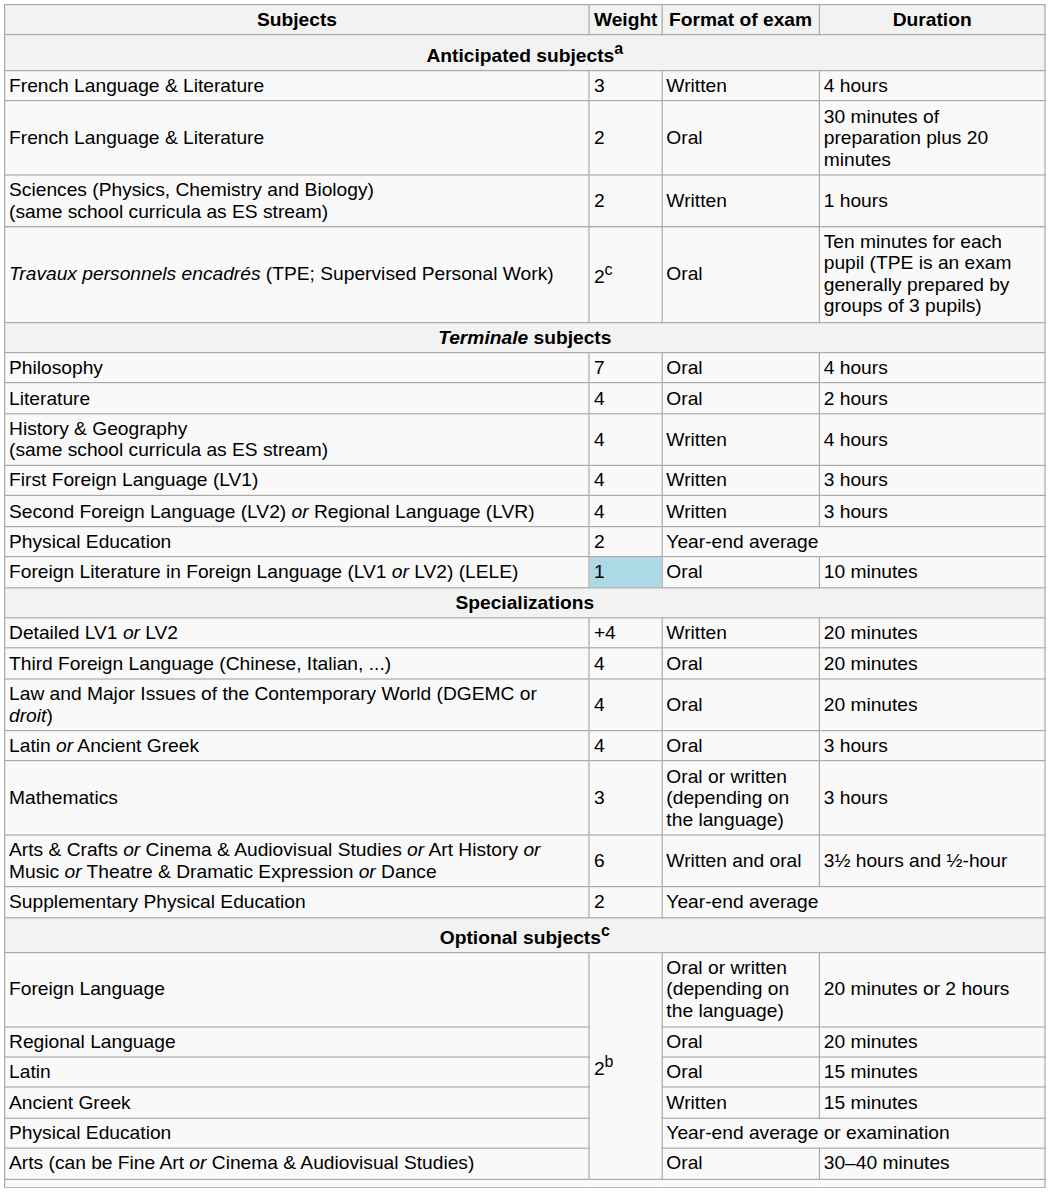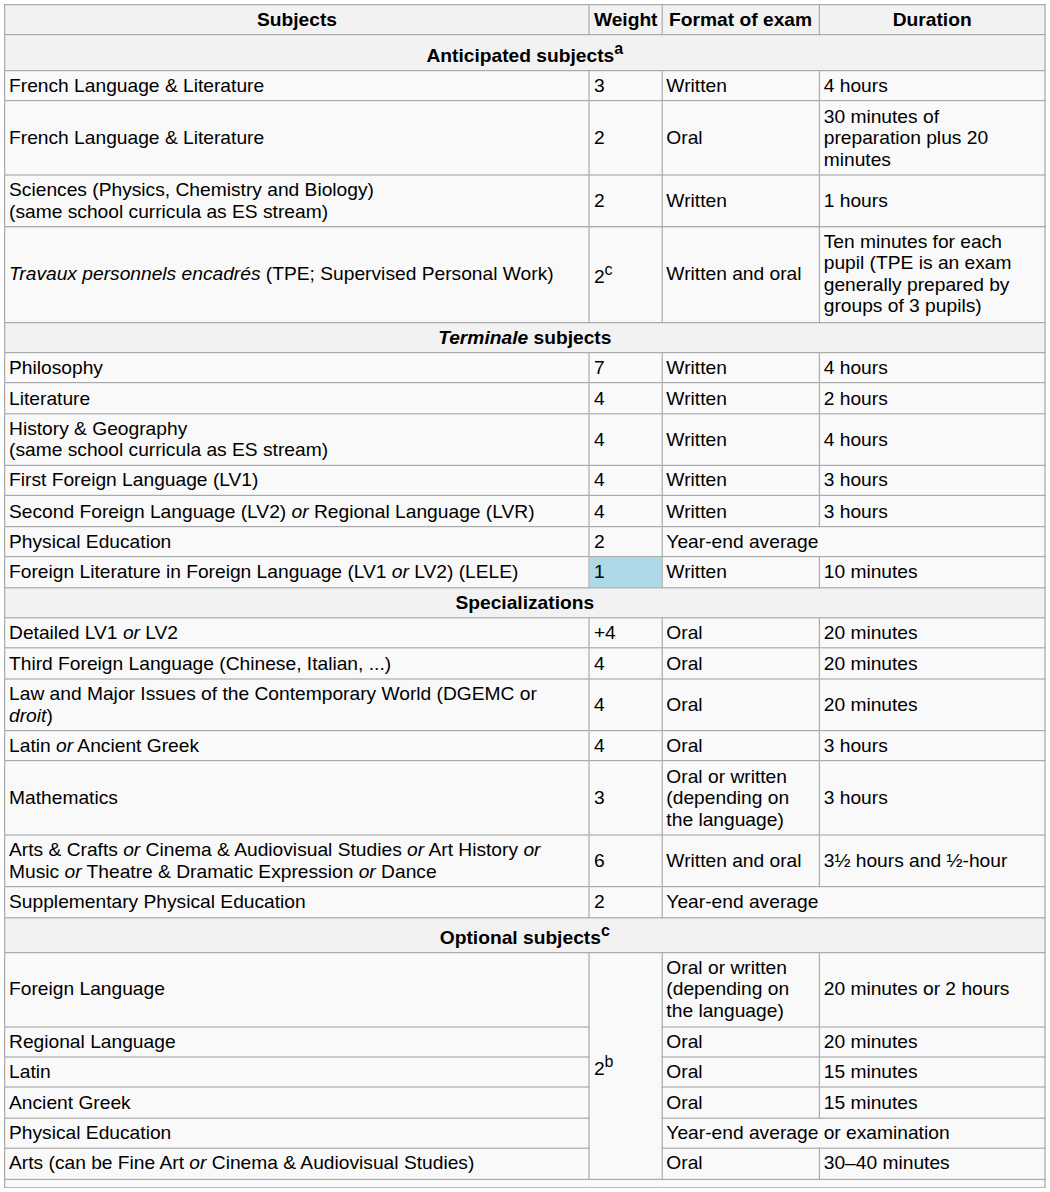(685, 274) Oral -> (734, 274) Written and oral
(685, 367) Oral -> (697, 367) Written
(685, 398) Oral -> (697, 398) Written
(685, 571) Oral -> (697, 571) Written
(697, 632) Written -> (685, 632) Oral
(697, 1102) Written -> (685, 1102) Oral
